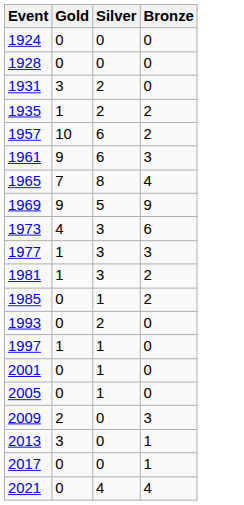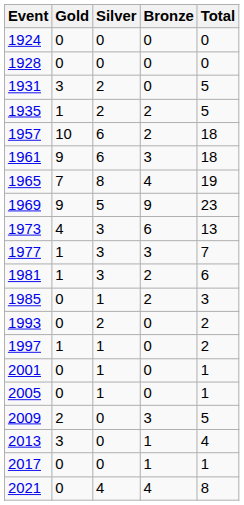+ column: (218, 16)
